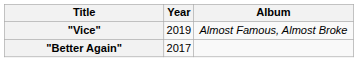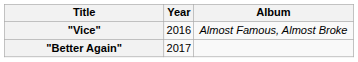(179, 30) 2019 -> (179, 30) 2016
